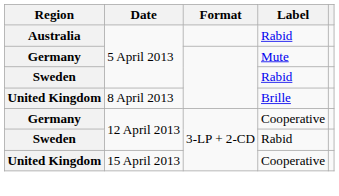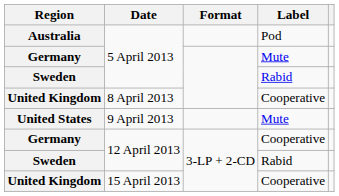(277, 35) Rabid -> (271, 35) Pod
(276, 98) Brille -> (293, 98) Cooperative
+ row: (54, 118)
